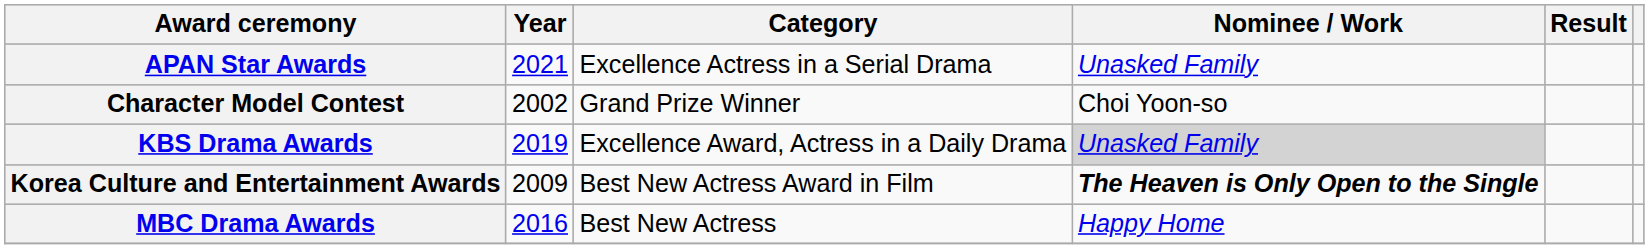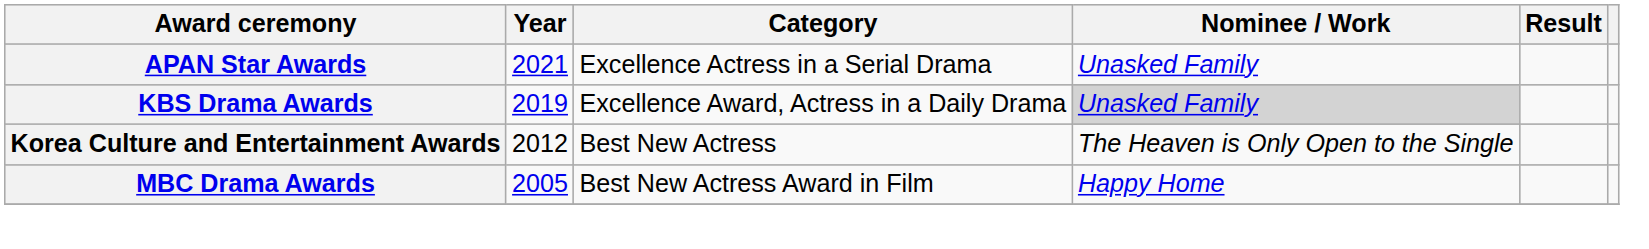- row: (256, 104)
(540, 183) 2009 -> (540, 143) 2012
(757, 183) Best New Actress Award in Film -> (678, 143) Best New Actress
(1308, 183) bold -> (1296, 143) normal
(540, 223) 2016 -> (540, 183) 2005
(678, 223) Best New Actress -> (757, 183) Best New Actress Award in Film
